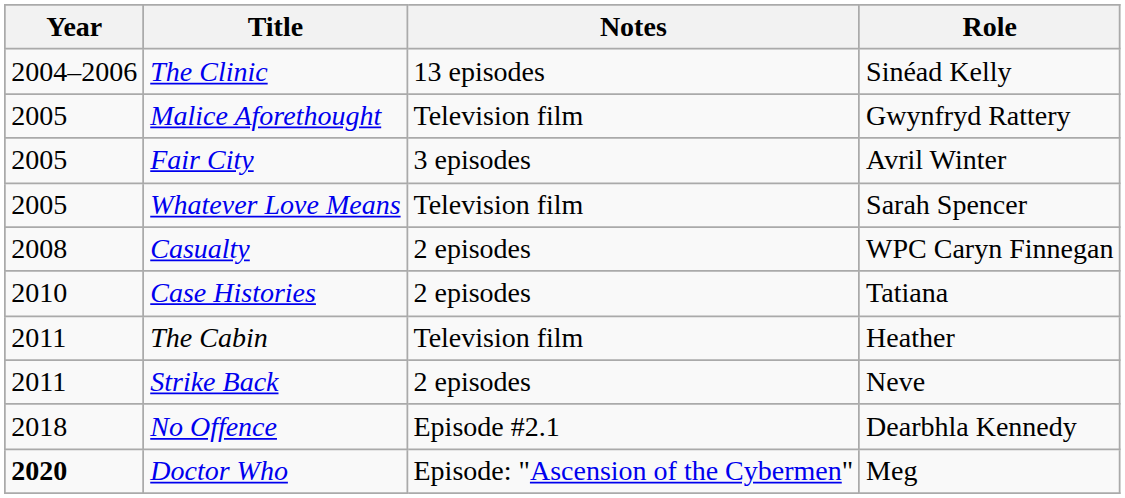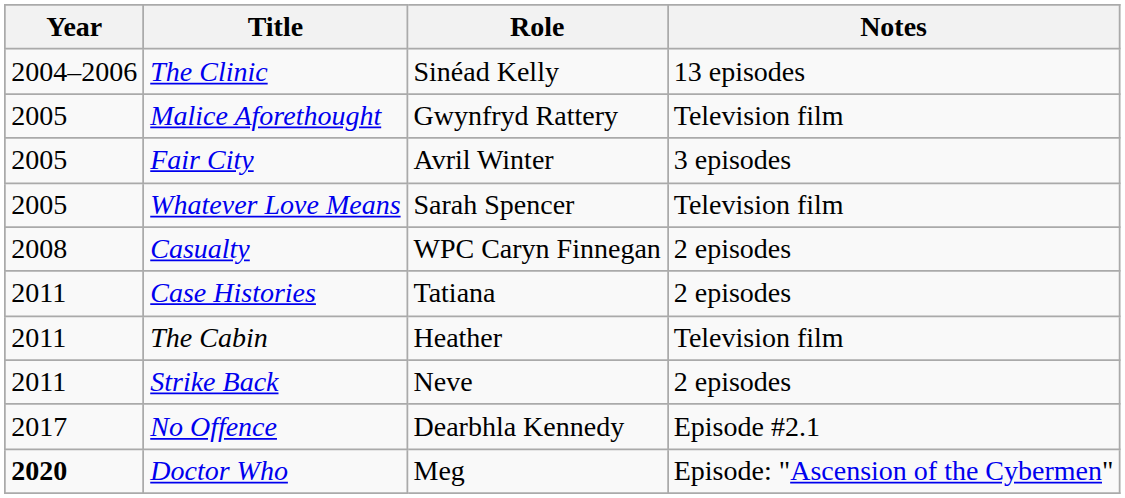columns swapped: (990, 26) <-> (633, 26)
(39, 293) 2010 -> (39, 293) 2011
(39, 426) 2018 -> (39, 426) 2017
